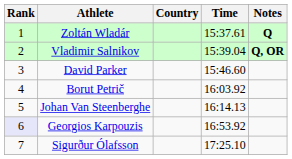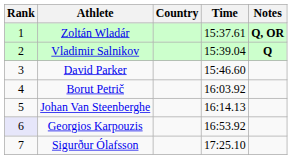(268, 32) Q -> (268, 32) Q, OR
(268, 51) Q, OR -> (268, 51) Q
